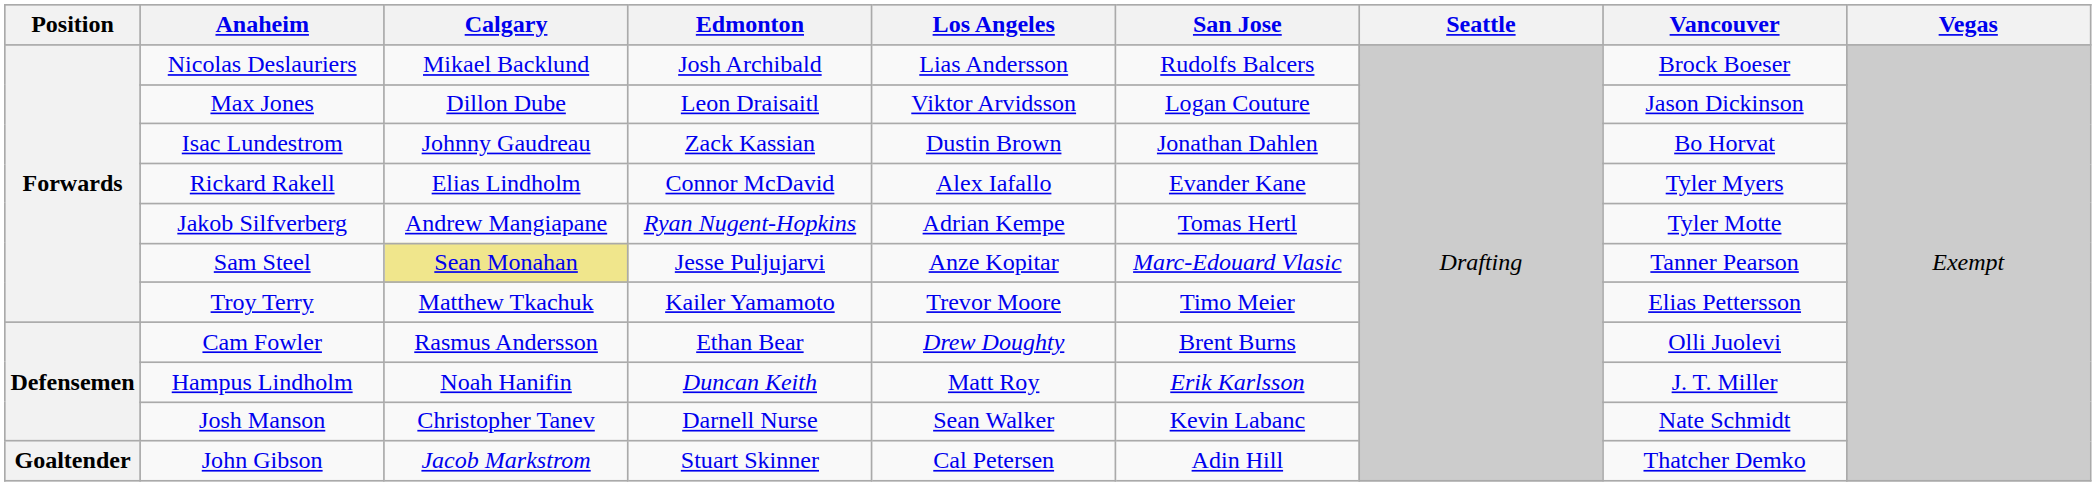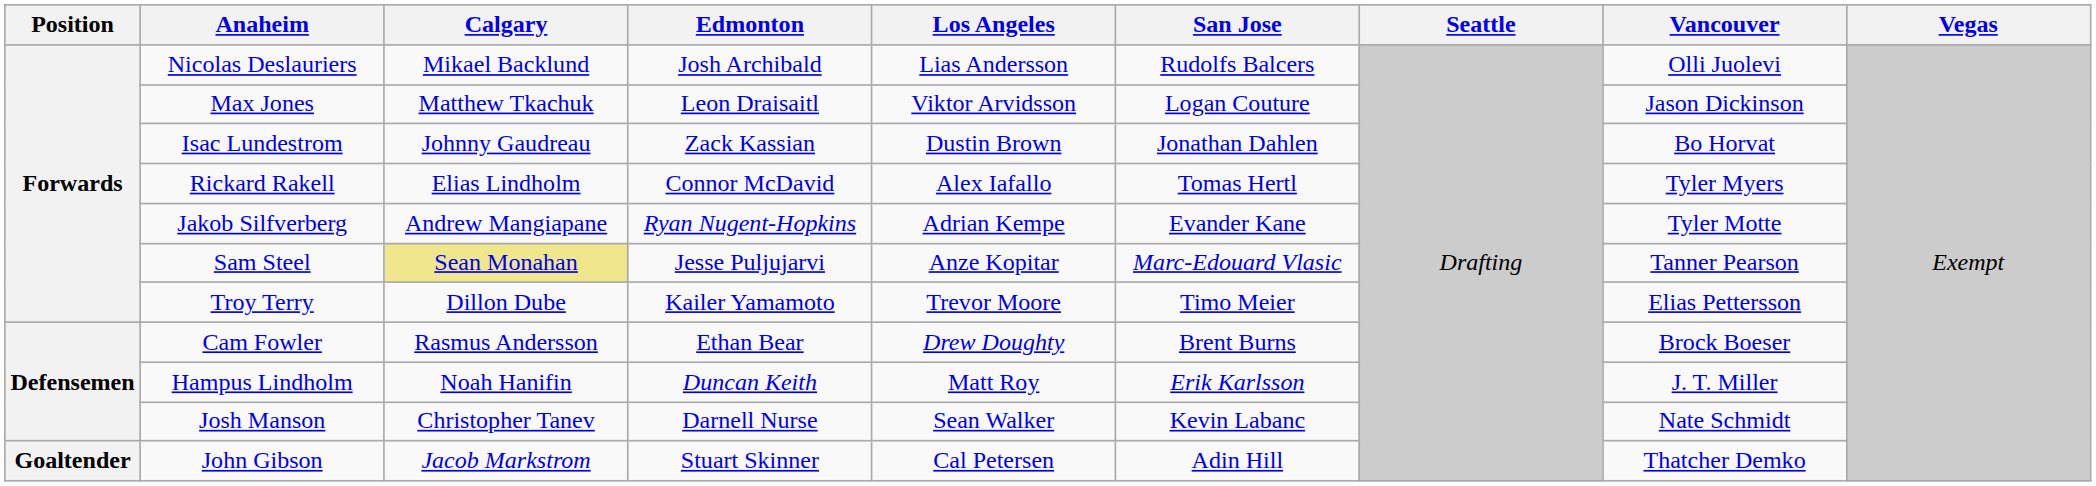(1725, 64) Brock Boeser -> (1725, 64) Olli Juolevi
(506, 104) Dillon Dube -> (506, 104) Matthew Tkachuk
(1237, 183) Evander Kane -> (1237, 183) Tomas Hertl
(1237, 223) Tomas Hertl -> (1237, 223) Evander Kane
(506, 302) Matthew Tkachuk -> (506, 302) Dillon Dube
(1725, 342) Olli Juolevi -> (1725, 342) Brock Boeser
